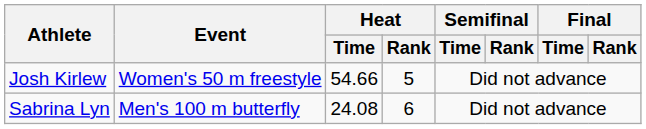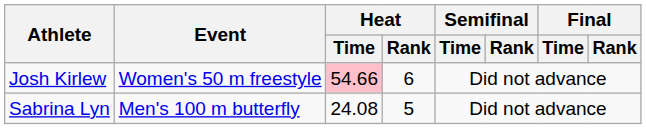(354, 78) no background -> (354, 78) pink background
(409, 78) 5 -> (409, 78) 6
(409, 108) 6 -> (409, 108) 5
